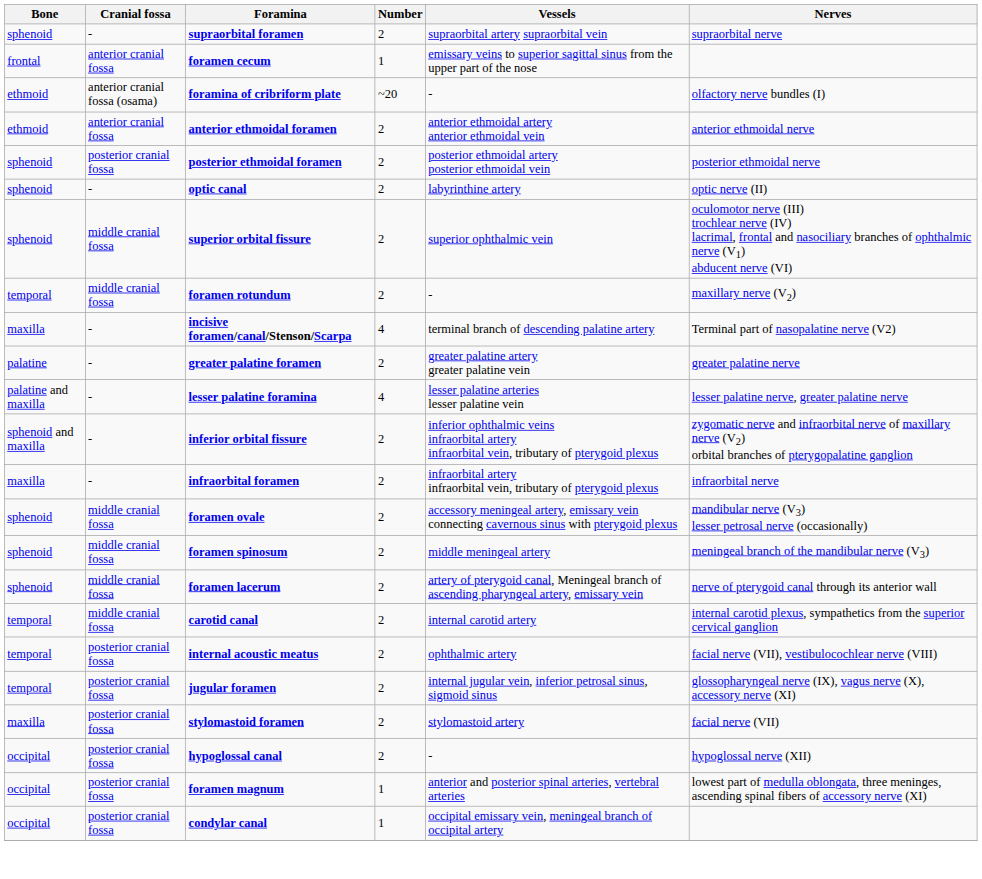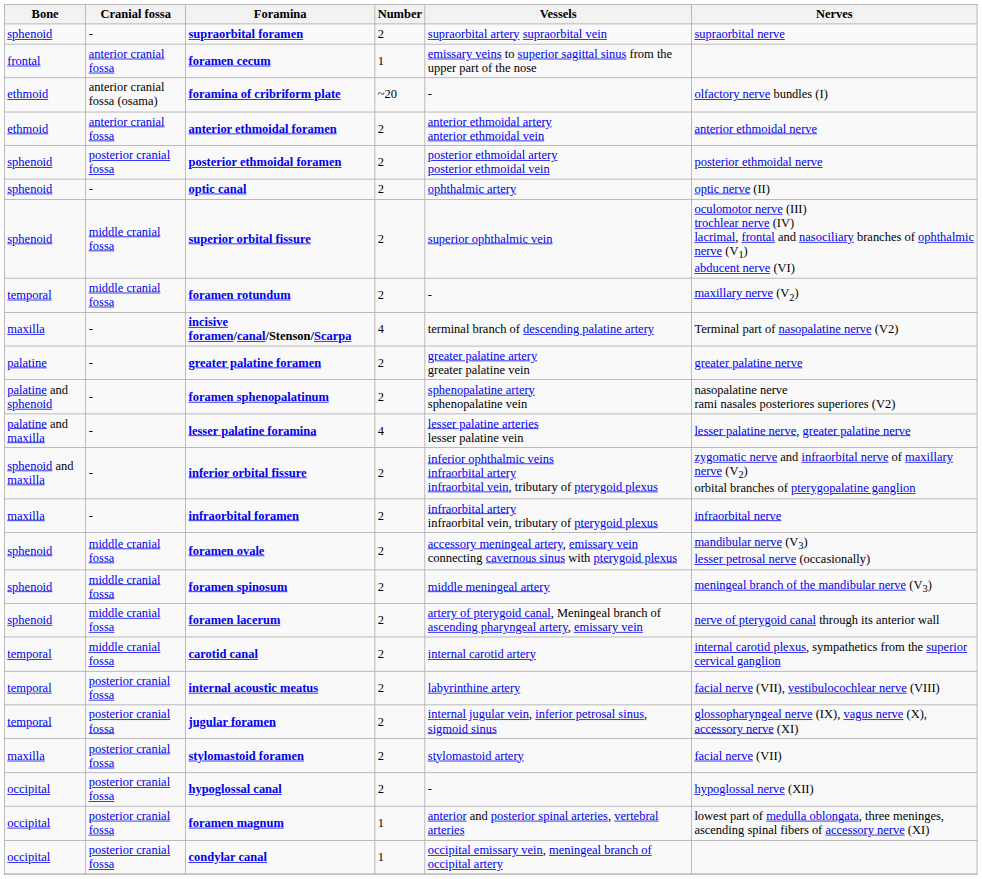(474, 189) labyrinthine artery -> (472, 189) ophthalmic artery
+ row: (259, 396)
(472, 654) ophthalmic artery -> (474, 688) labyrinthine artery
